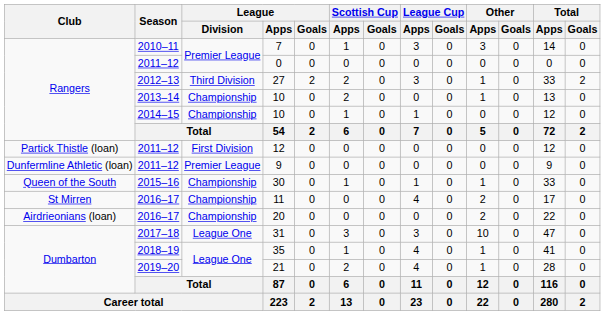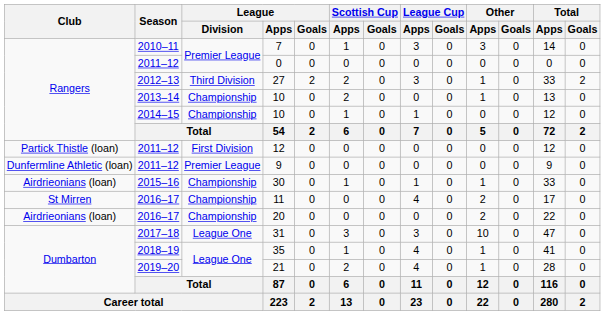(70, 183) Queen of the South -> (70, 183) Airdrieonians (loan)
